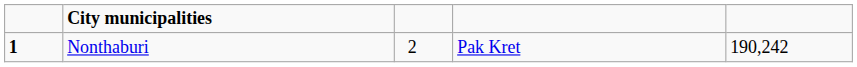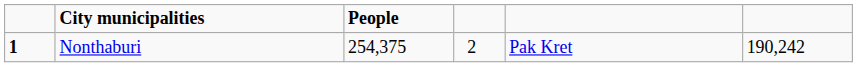+ column: (373, 18)
